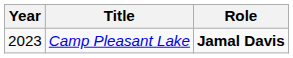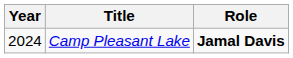(25, 40) 2023 -> (25, 40) 2024
